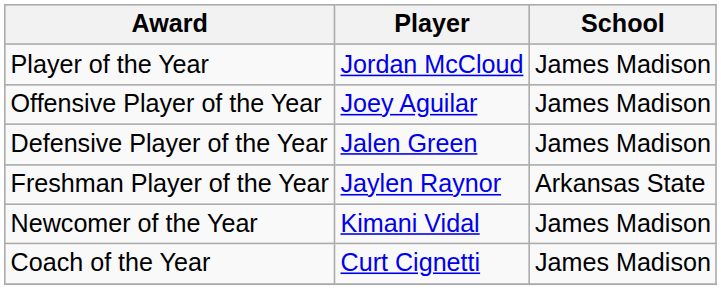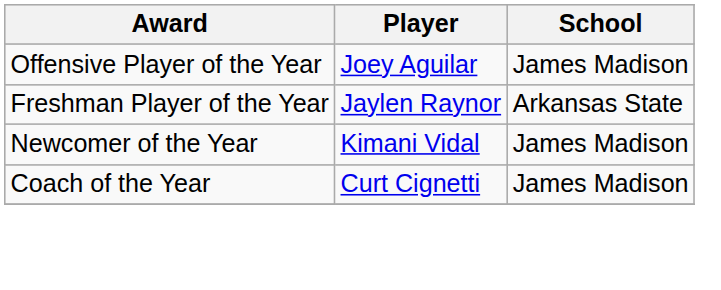- row: (110, 64)
- row: (169, 143)
